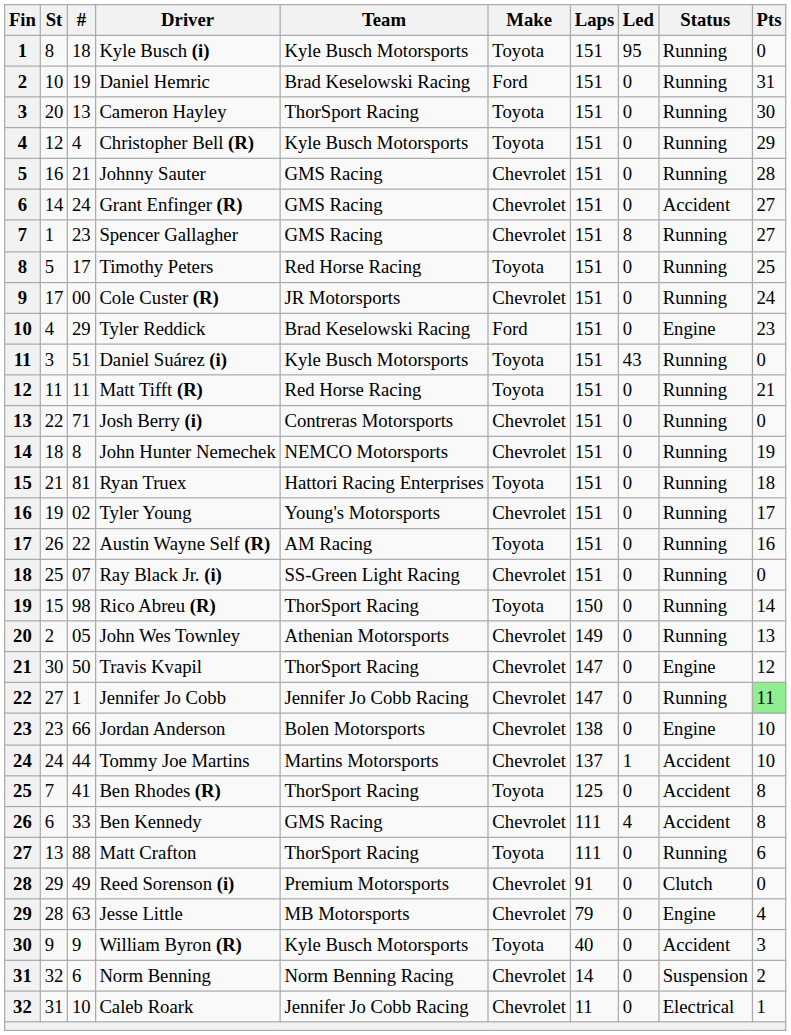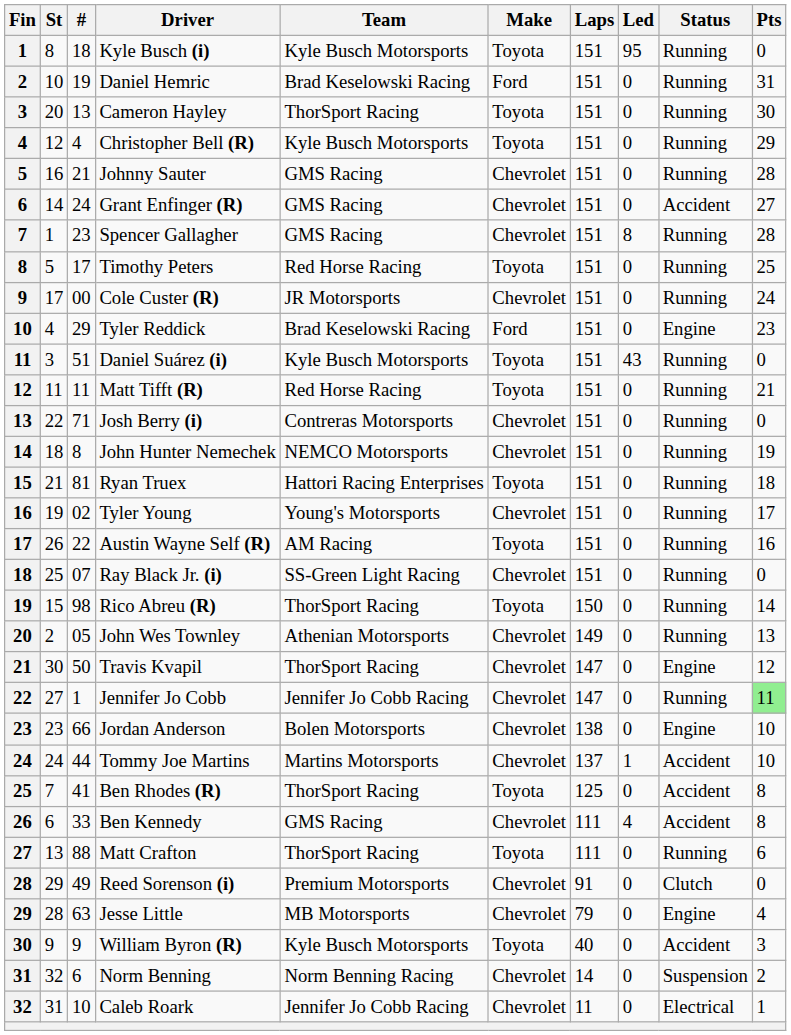(766, 235) 27 -> (766, 235) 28
